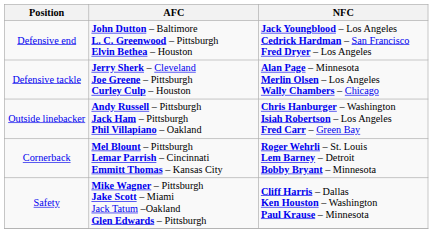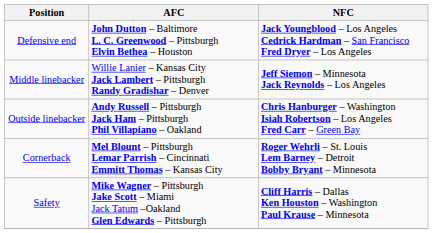- row: (47, 79)
+ row: (47, 79)
